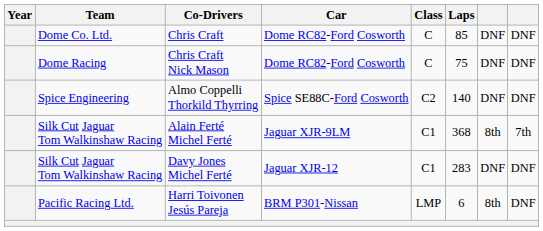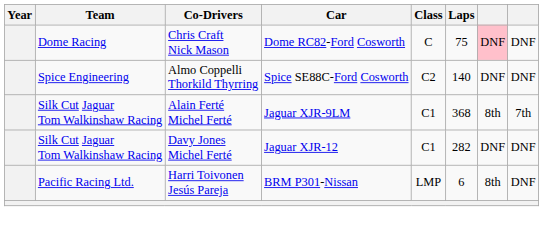- row: (196, 35)
(493, 63) no background -> (493, 42) pink background
(461, 168) 283 -> (461, 147) 282
